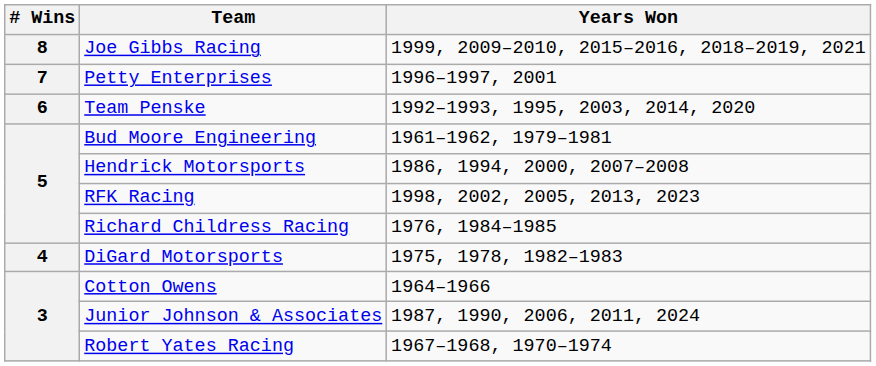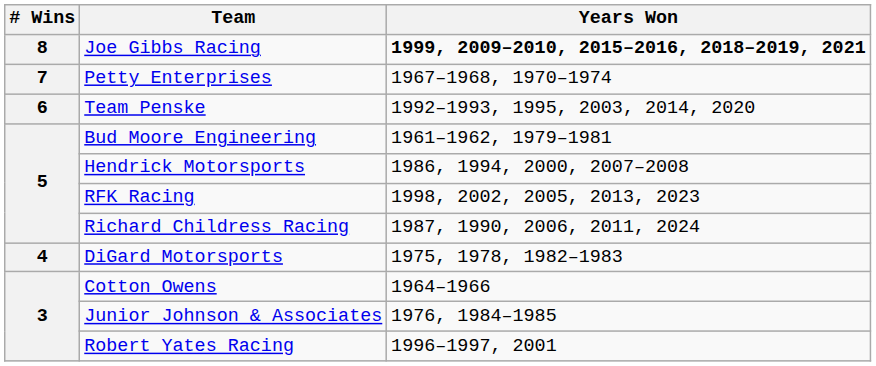(628, 50) normal -> (628, 50) bold
(474, 79) 1996–1997, 2001 -> (501, 79) 1967–1968, 1970–1974
(474, 228) 1976, 1984–1985 -> (546, 228) 1987, 1990, 2006, 2011, 2024
(546, 317) 1987, 1990, 2006, 2011, 2024 -> (474, 317) 1976, 1984–1985
(501, 347) 1967–1968, 1970–1974 -> (474, 347) 1996–1997, 2001
